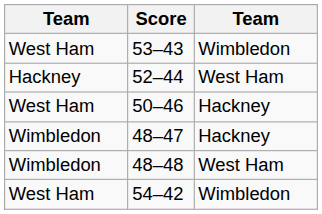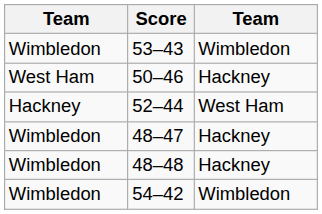(52, 48) West Ham -> (55, 48) Wimbledon
rows swapped: (158, 77) <-> (158, 106)
(241, 164) West Ham -> (234, 164) Hackney
(52, 194) West Ham -> (55, 194) Wimbledon
